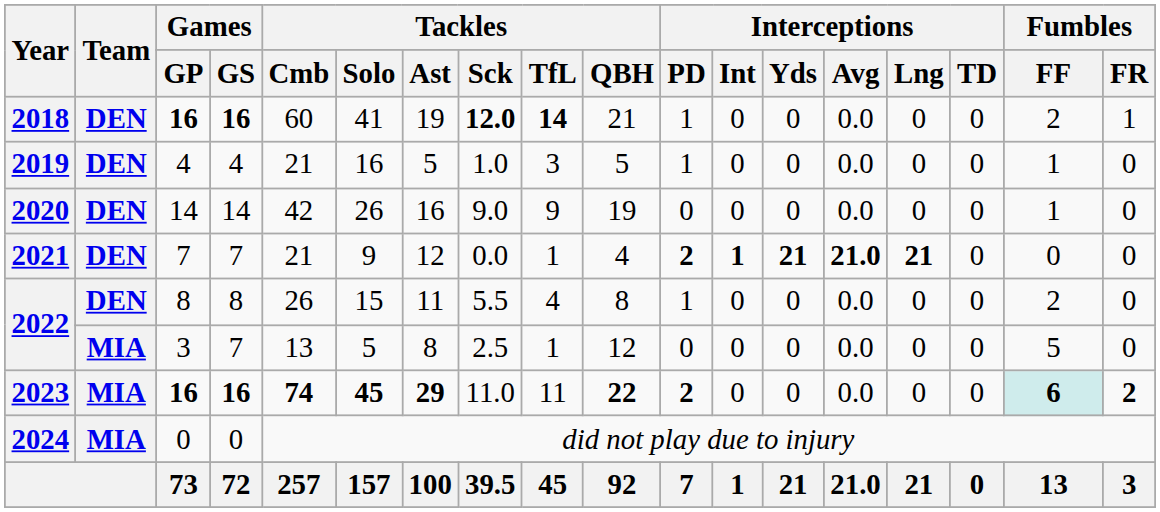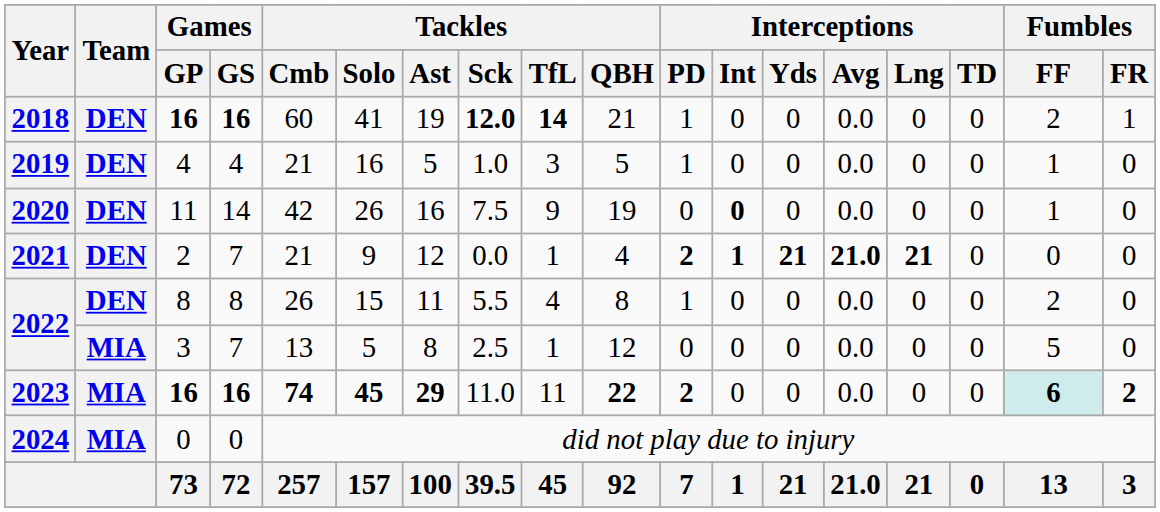(183, 210) 14 -> (183, 210) 11
(490, 210) 9.0 -> (490, 210) 7.5
(737, 210) normal -> (737, 210) bold
(183, 255) 7 -> (183, 255) 2
